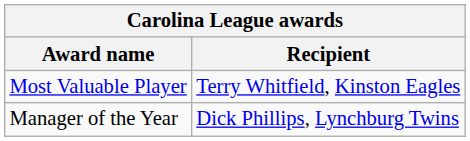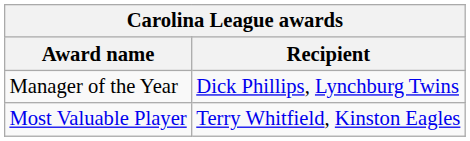rows swapped: (98, 86) <-> (94, 119)
